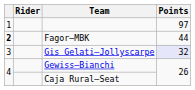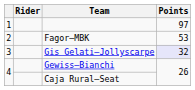(9, 38) bold -> (9, 38) normal
(183, 38) 44 -> (183, 38) 53
